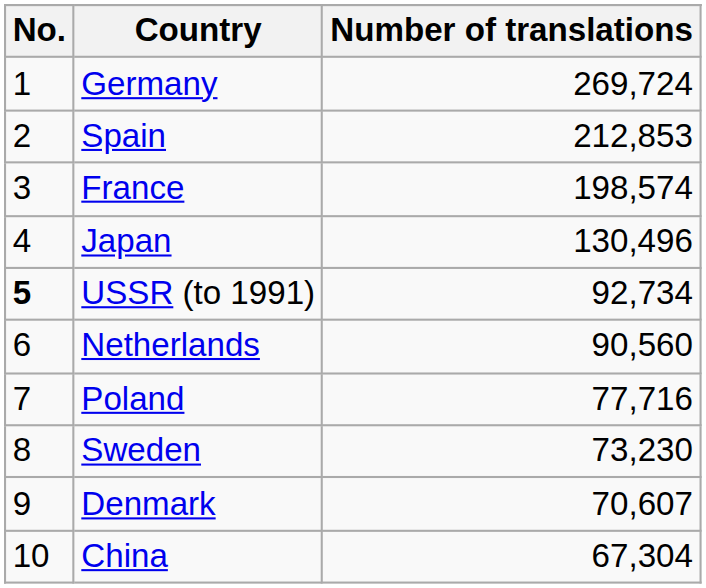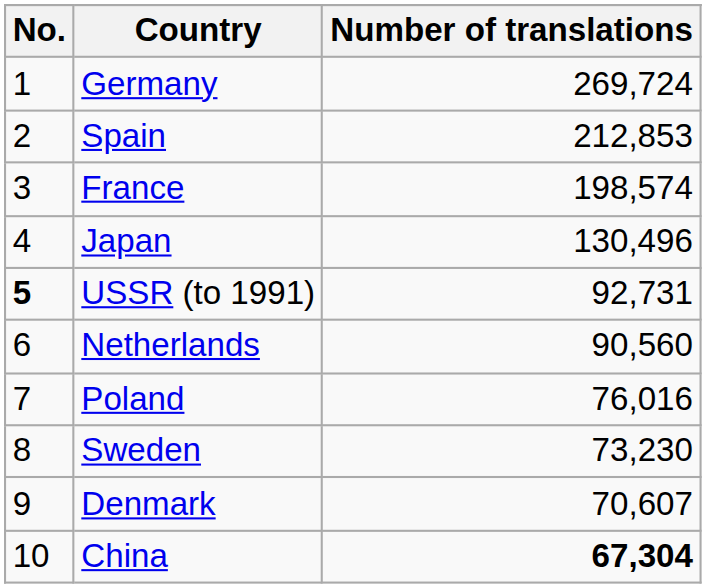(642, 293) 92,734 -> (642, 293) 92,731
(642, 398) 77,716 -> (642, 398) 76,016
(642, 556) normal -> (642, 556) bold
